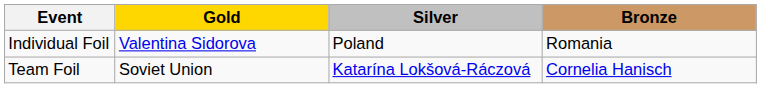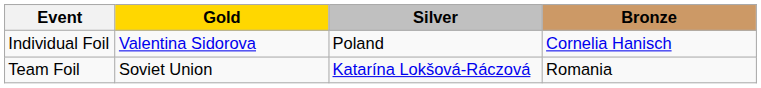(579, 43) Romania -> (609, 43) Cornelia Hanisch
(609, 69) Cornelia Hanisch -> (579, 69) Romania
